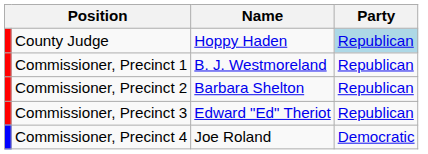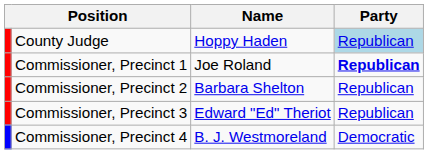(260, 64) B. J. Westmoreland -> (233, 64) Joe Roland
(376, 64) normal -> (379, 64) bold
(233, 137) Joe Roland -> (260, 137) B. J. Westmoreland
